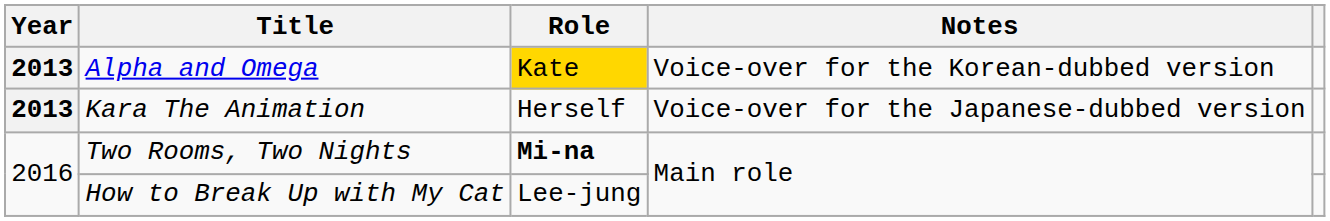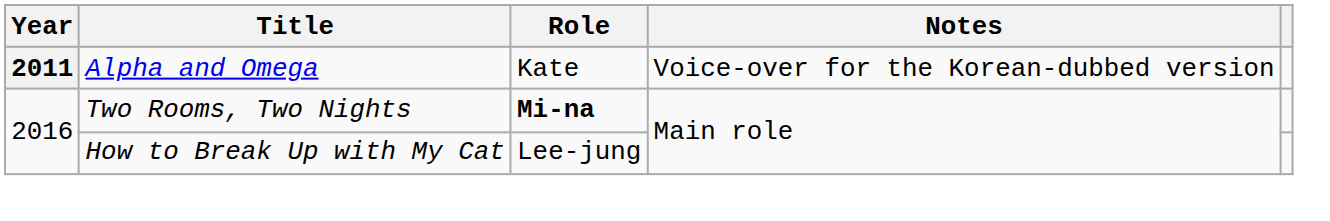(42, 68) 2013 -> (42, 68) 2011
(548, 68) gold background -> (548, 68) no background
- row: (225, 110)
